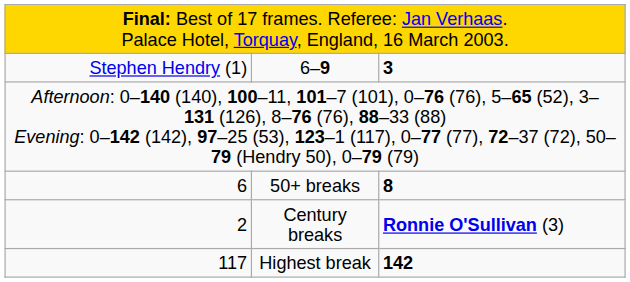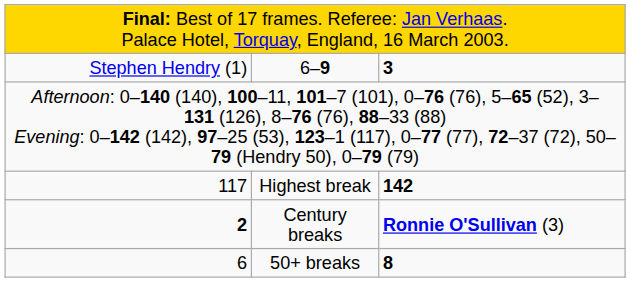rows swapped: (315, 263) <-> (315, 186)
(242, 225) normal -> (242, 225) bold
